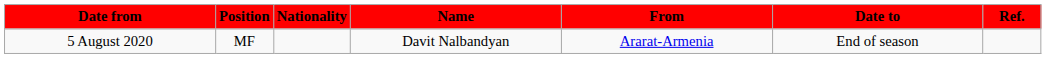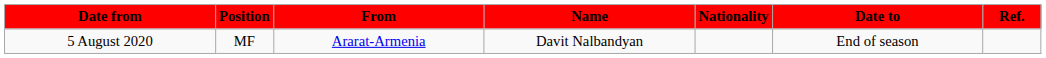columns swapped: (312, 17) <-> (667, 17)
